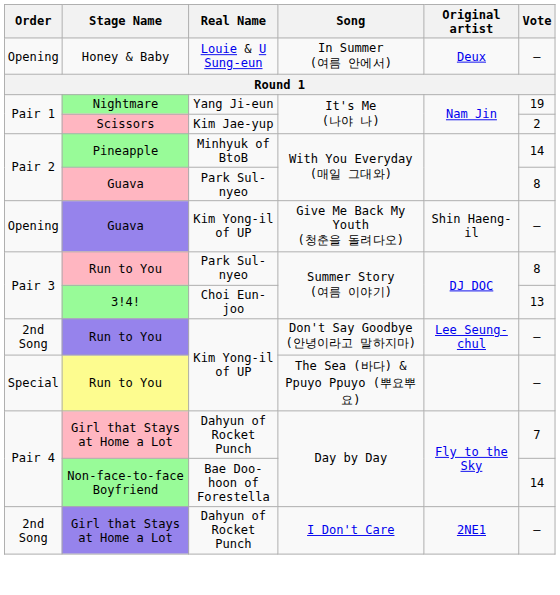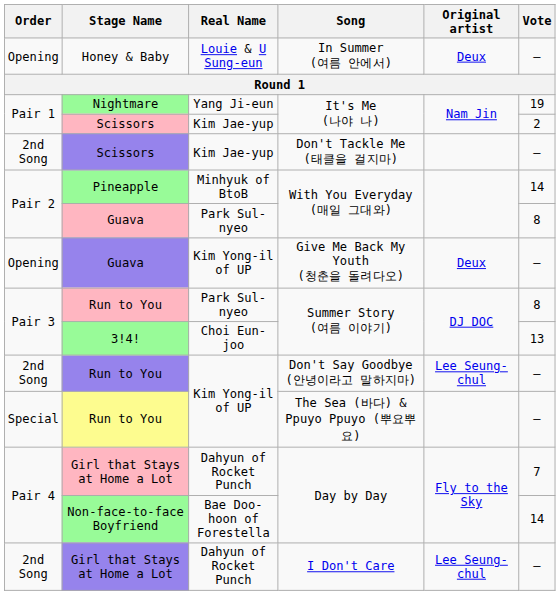+ row: (126, 152)
(471, 226) Shin Haeng-il -> (471, 263) Deux
(471, 530) 2NE1 -> (471, 567) Lee Seung-chul
